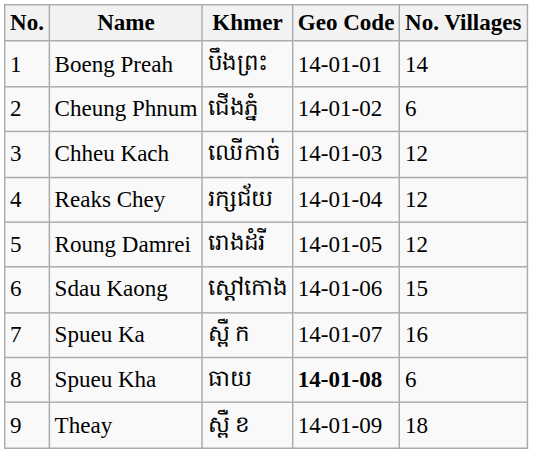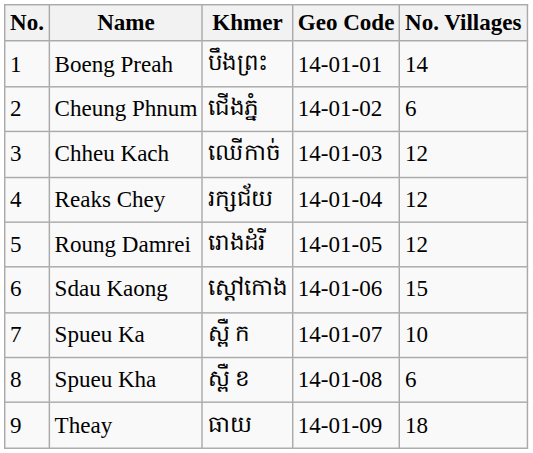(417, 334) 16 -> (417, 334) 10
(230, 378) ធាយ -> (229, 378) ស្ពឺ ខ
(340, 379) bold -> (340, 379) normal
(229, 423) ស្ពឺ ខ -> (230, 423) ធាយ
